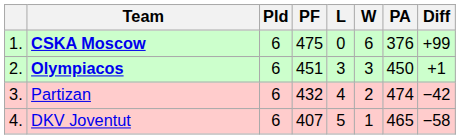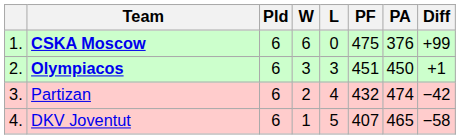columns swapped: (369, 17) <-> (310, 17)
